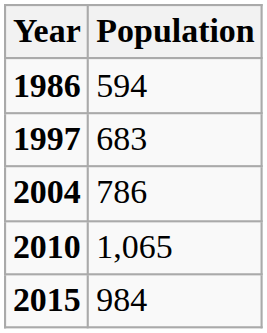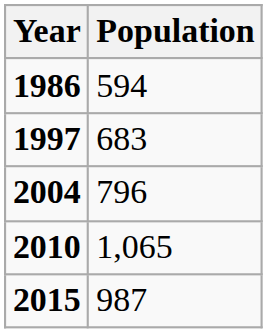(122, 192) 786 -> (122, 192) 796
(122, 300) 984 -> (122, 300) 987
